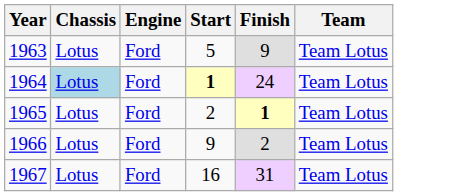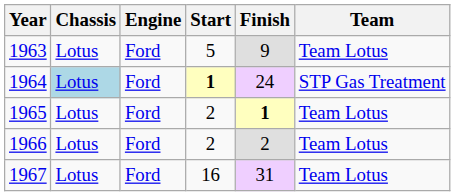(343, 82) Team Lotus -> (372, 82) STP Gas Treatment
(211, 144) 9 -> (211, 144) 2
